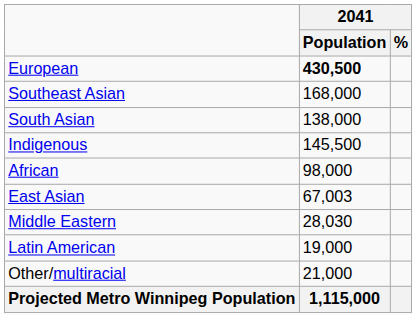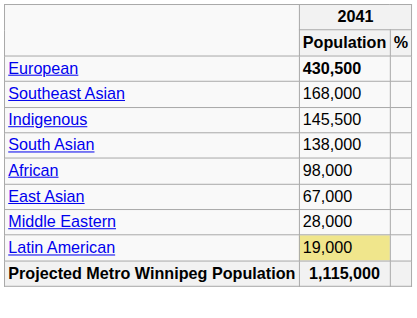rows swapped: (48, 145) <-> (51, 119)
(328, 196) 67,003 -> (328, 196) 67,000
(328, 222) 28,030 -> (328, 222) 28,000
(328, 247) no background -> (328, 247) khaki background
- row: (67, 273)
